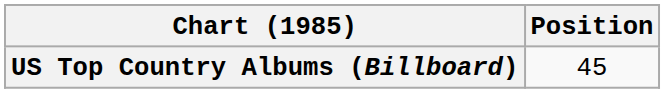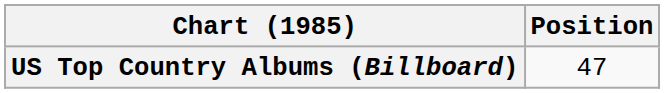(592, 68) 45 -> (592, 68) 47
